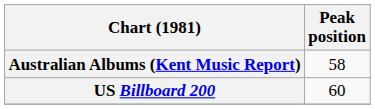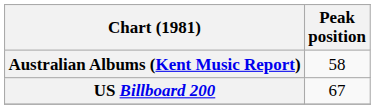(337, 90) 60 -> (337, 90) 67
